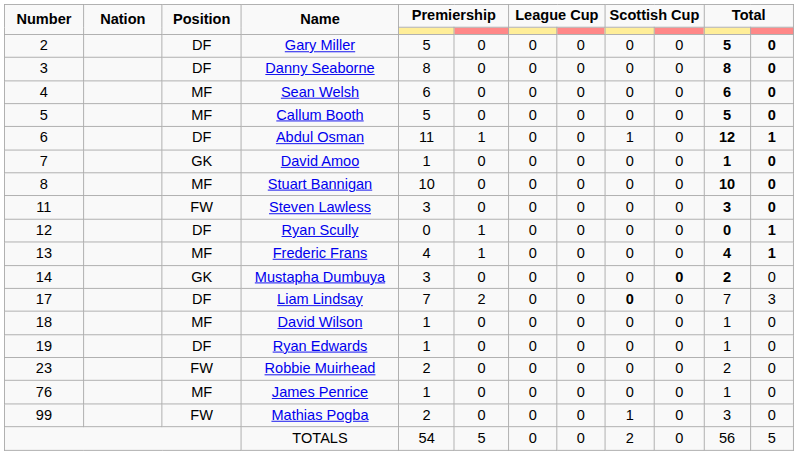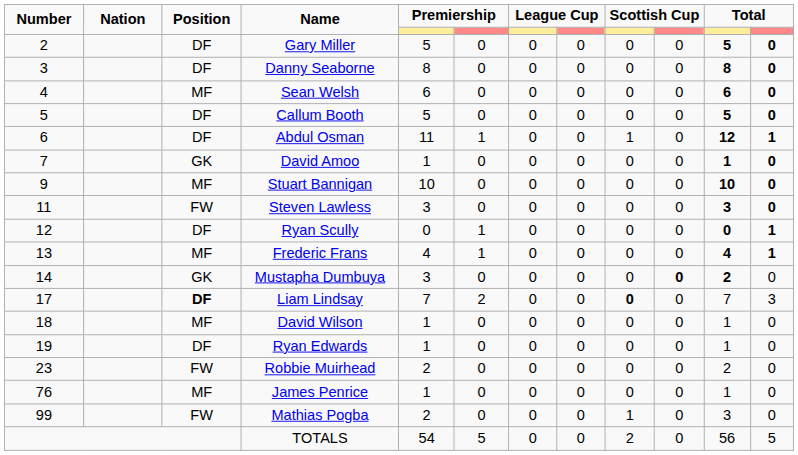(202, 115) MF -> (202, 115) DF
(44, 184) 8 -> (44, 184) 9
(202, 299) normal -> (202, 299) bold
